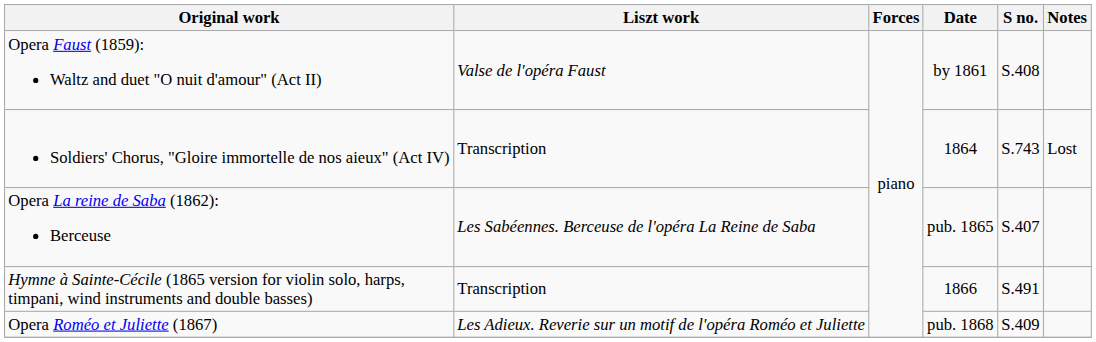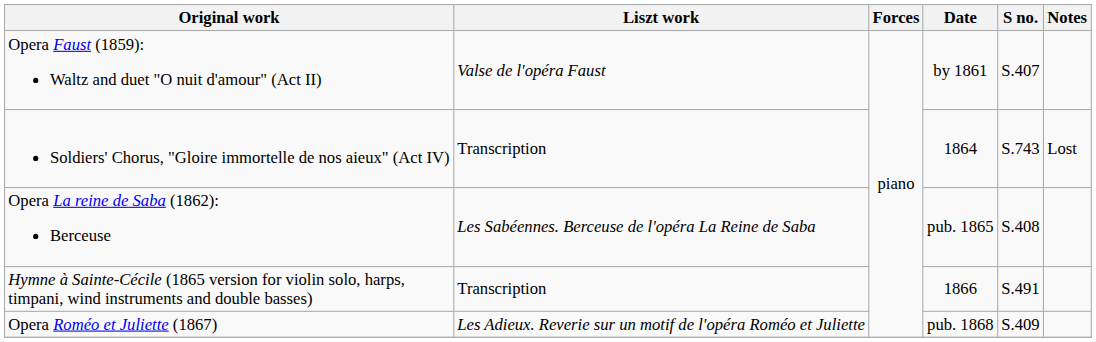(1020, 70) S.408 -> (1020, 70) S.407
(1020, 226) S.407 -> (1020, 226) S.408
